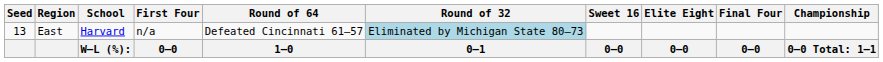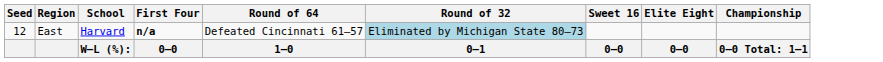- column: (751, 13)
(20, 31) 13 -> (20, 31) 12
(146, 31) normal -> (146, 31) bold
